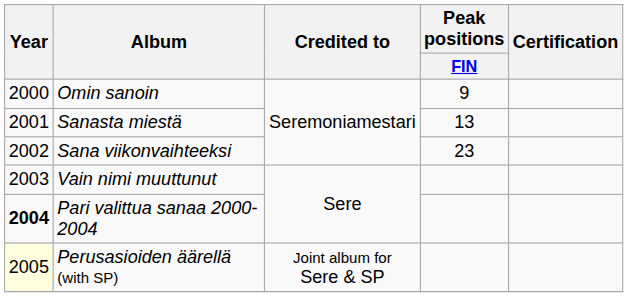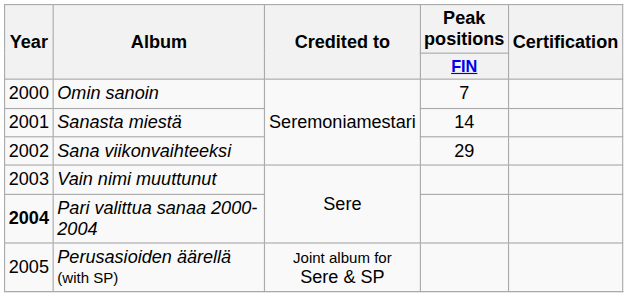(464, 93) 9 -> (464, 93) 7
(464, 122) 13 -> (464, 122) 14
(464, 150) 23 -> (464, 150) 29
(29, 267) lightyellow background -> (29, 267) no background
